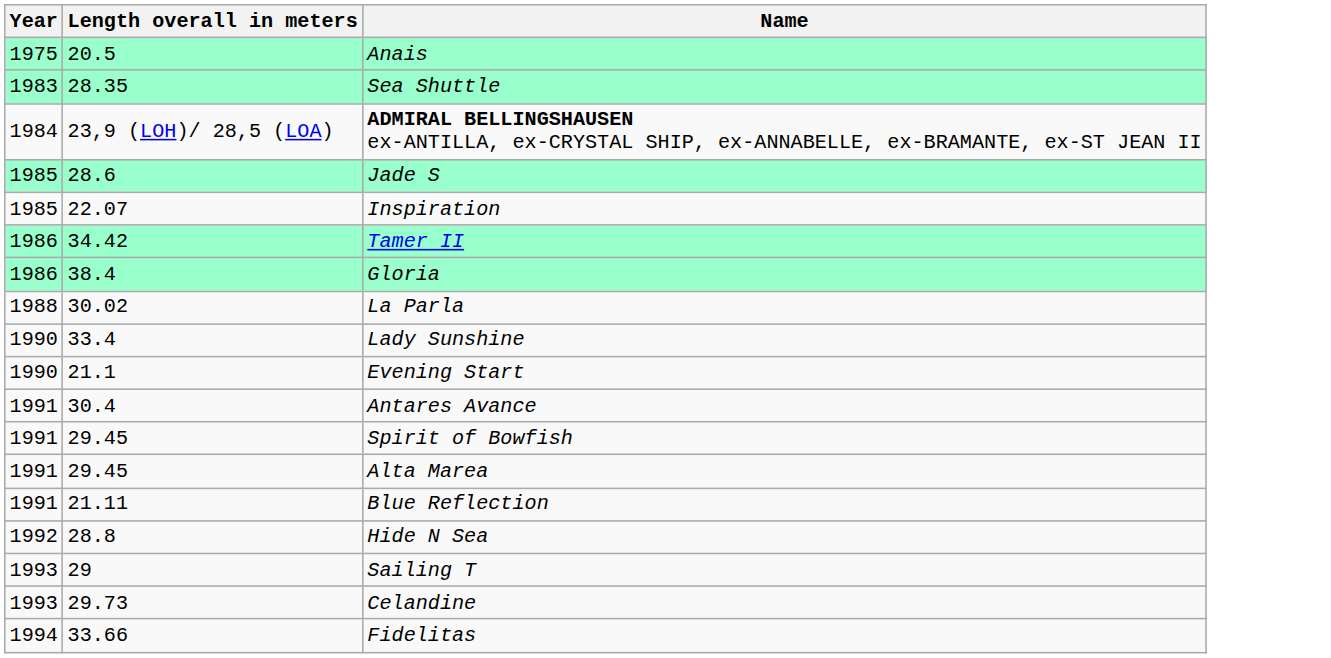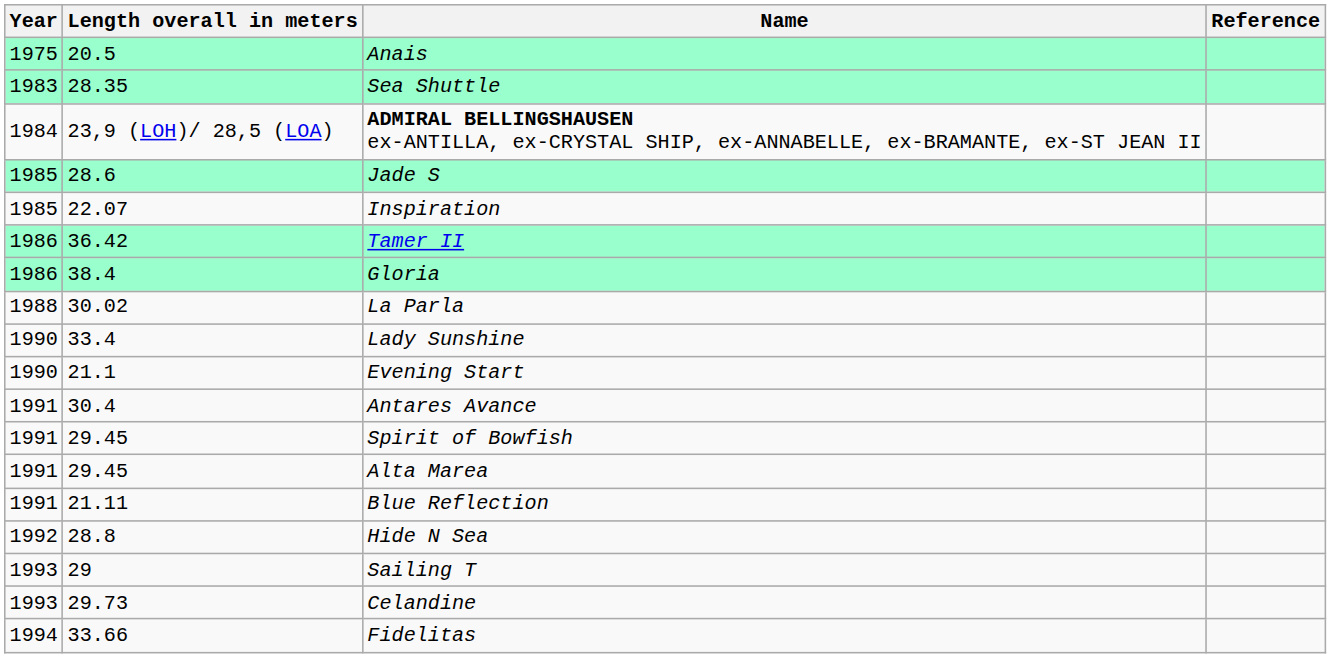+ column: (1266, 21)
(98, 241) 34.42 -> (98, 241) 36.42
